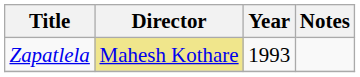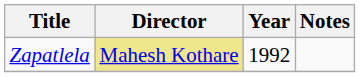(269, 54) 1993 -> (269, 54) 1992
